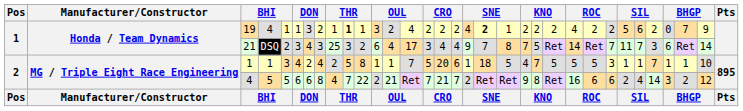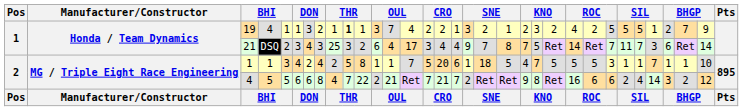(391, 30) 2 -> (391, 30) 7
(457, 30) 2 -> (457, 30) 1
(468, 30) 4 -> (468, 30) 3
(485, 30) bold -> (485, 30) normal
(537, 30) 2 -> (537, 30) 3
(612, 30) 2 -> (612, 30) 5
(640, 30) 6 -> (640, 30) 5
(654, 30) 2 -> (654, 30) 1
(668, 30) 0 -> (668, 30) 2
